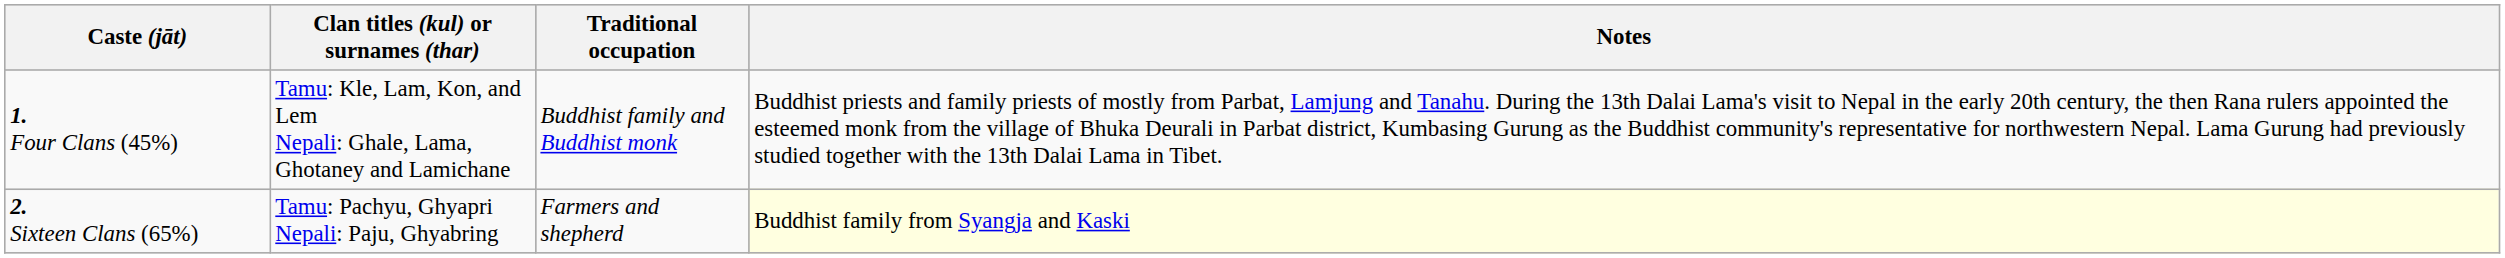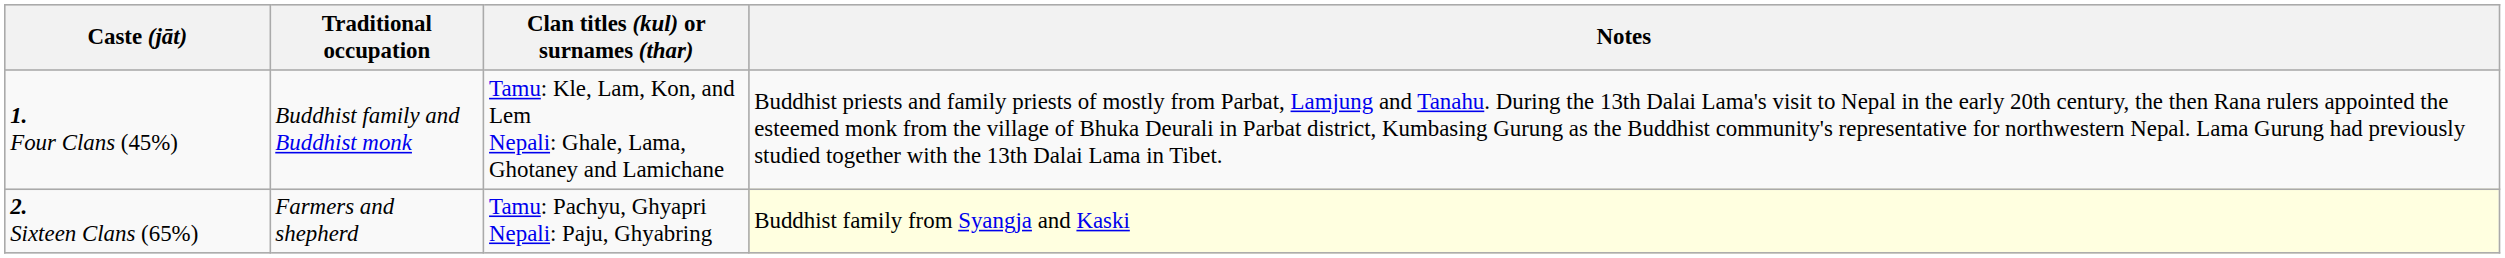columns swapped: (642, 37) <-> (402, 37)
